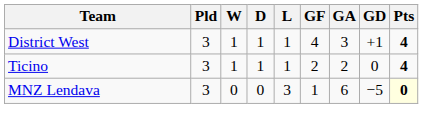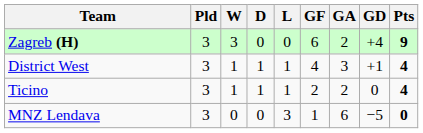+ row: (43, 41)
(404, 90) lightyellow background -> (404, 115) no background
